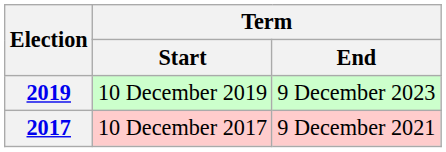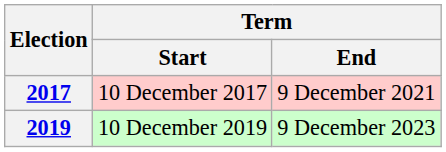rows swapped: (49, 127) <-> (49, 92)
